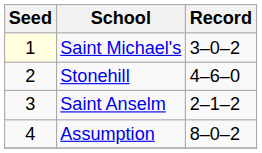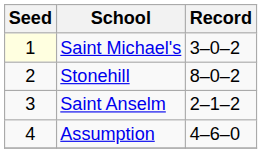(215, 76) 4–6–0 -> (215, 76) 8–0–2
(215, 133) 8–0–2 -> (215, 133) 4–6–0
